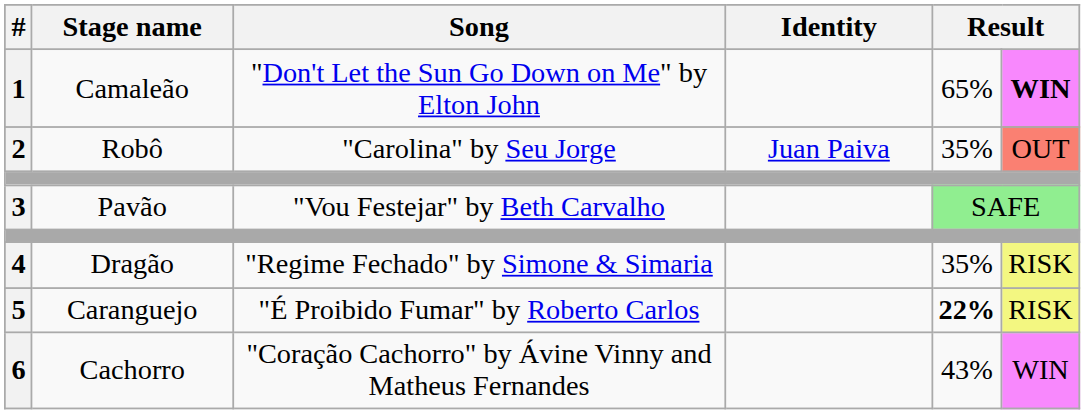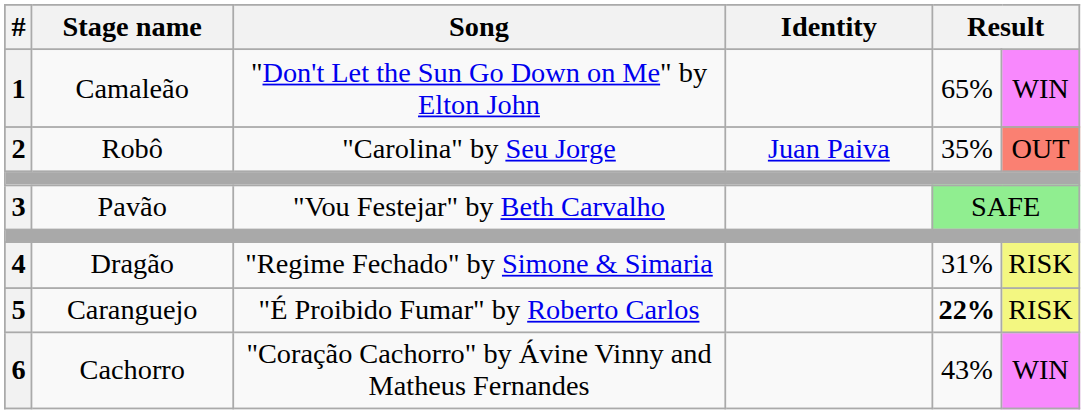(1040, 87) bold -> (1040, 87) normal
(967, 264) 35% -> (967, 264) 31%
